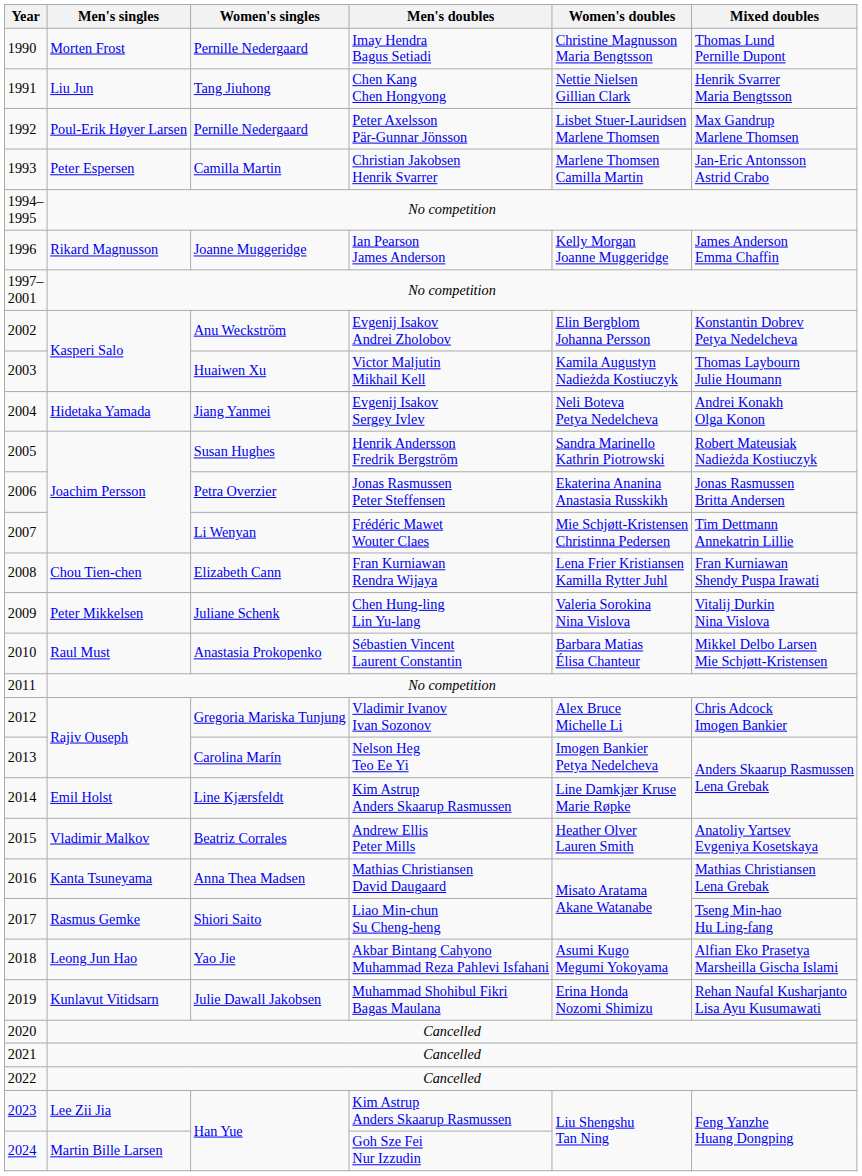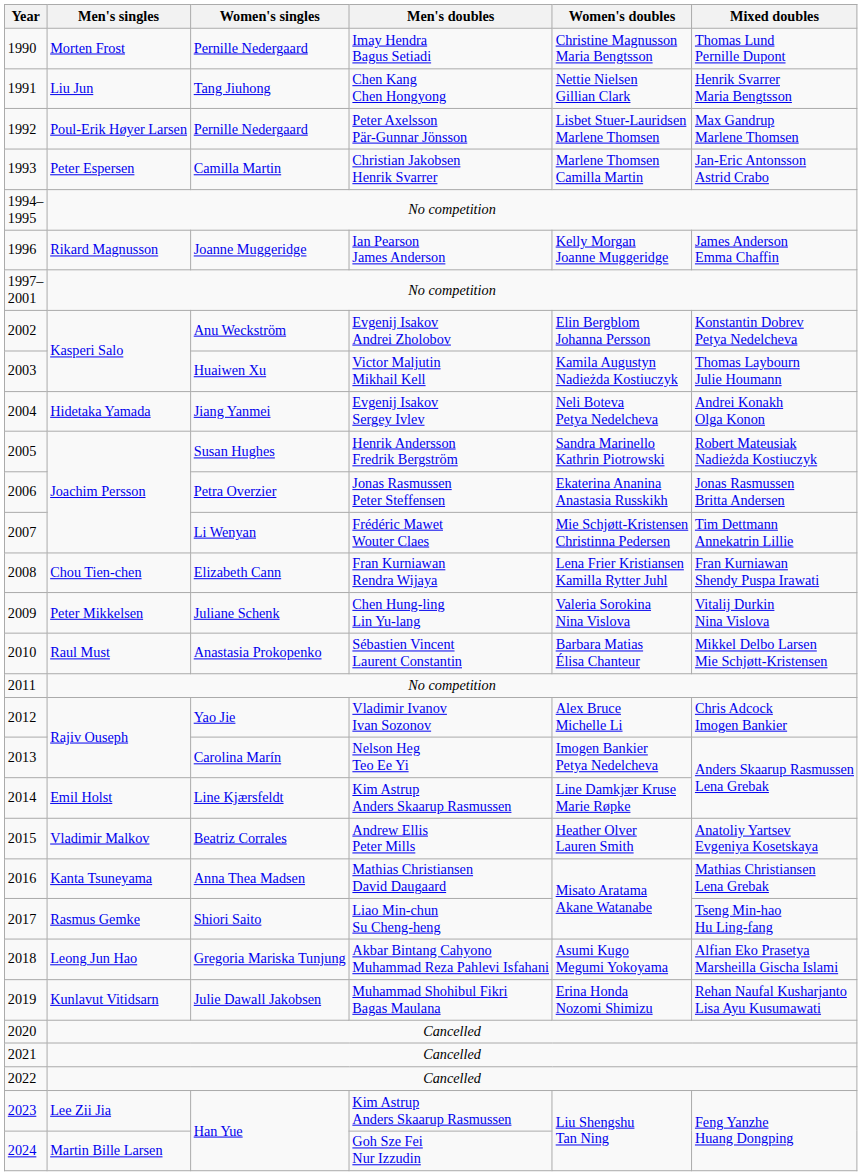(270, 717) Gregoria Mariska Tunjung -> (215, 717) Yao Jie
(215, 959) Yao Jie -> (270, 959) Gregoria Mariska Tunjung
